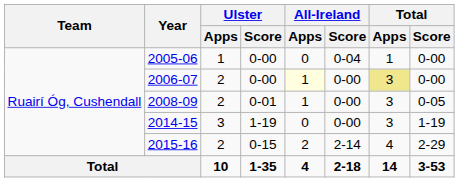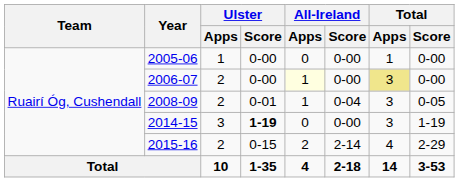(347, 58) 0-04 -> (347, 58) 0-00
(347, 101) 0-00 -> (347, 101) 0-04
(263, 123) normal -> (263, 123) bold
